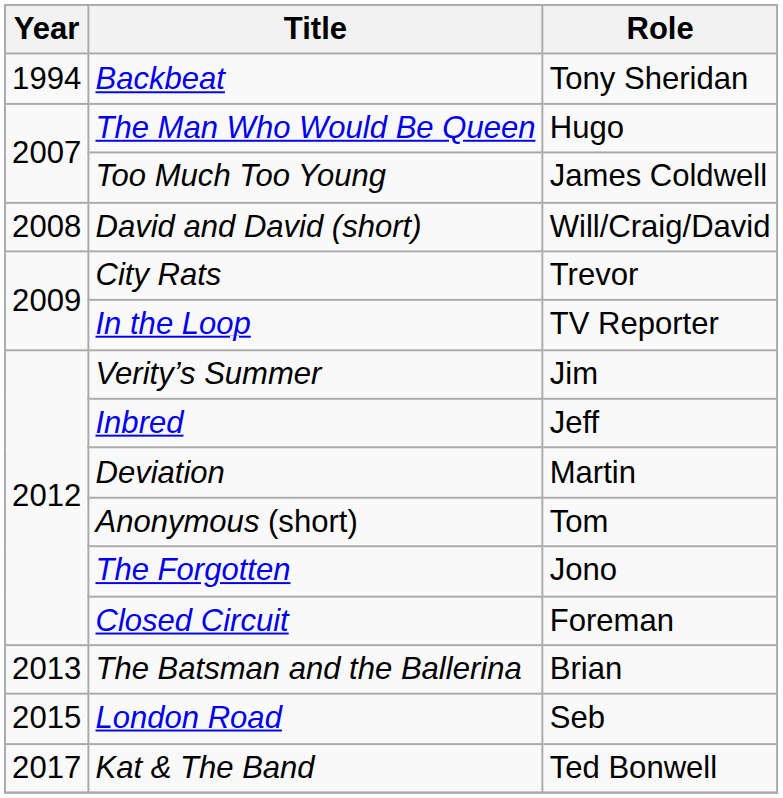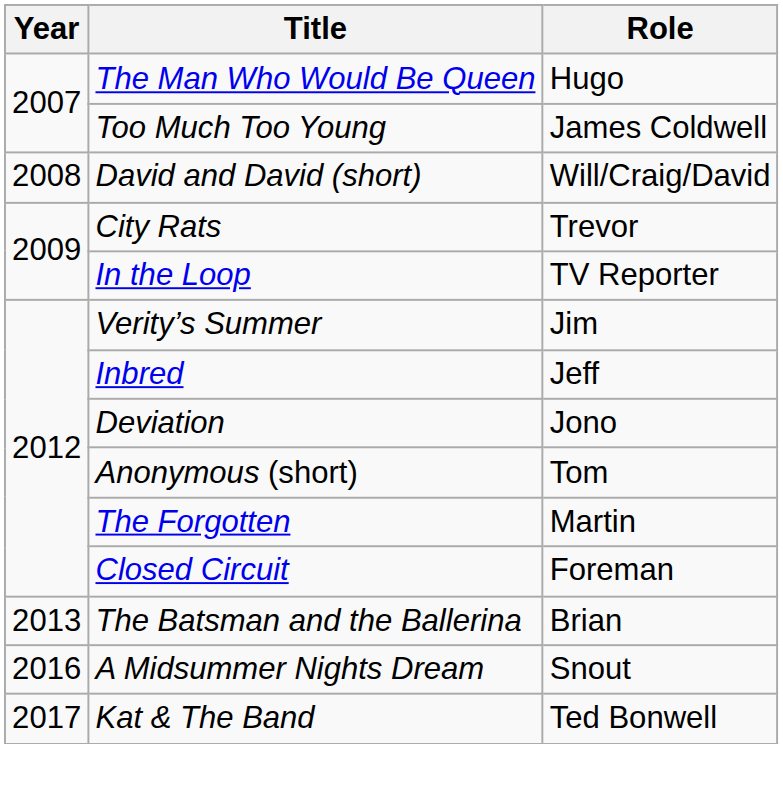- row: (160, 78)
(593, 472) Martin -> (583, 422) Jono
(583, 570) Jono -> (593, 521) Martin
- row: (189, 718)
+ row: (290, 669)
